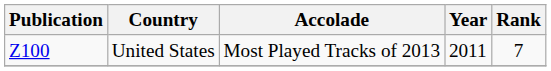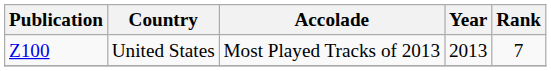(468, 50) 2011 -> (468, 50) 2013
